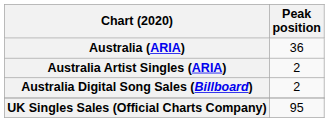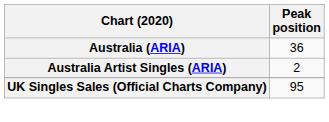- row: (137, 87)
